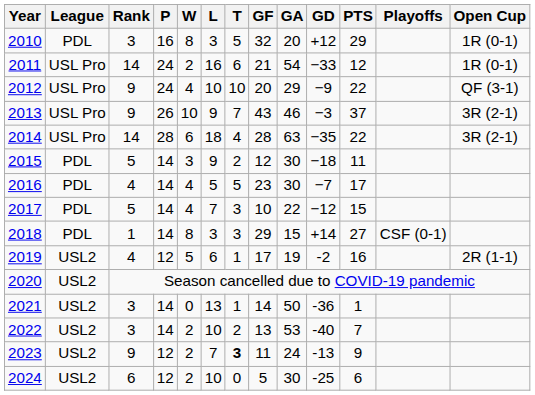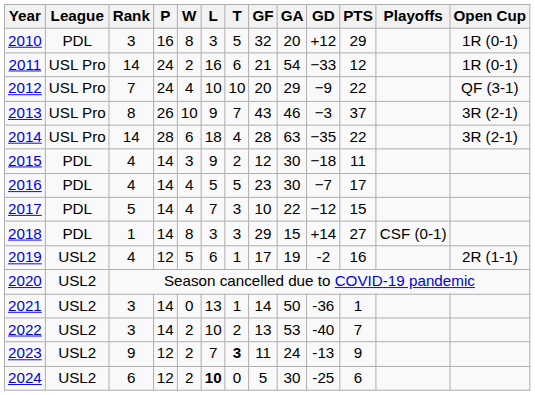(131, 88) 9 -> (131, 88) 7
(131, 112) 9 -> (131, 112) 8
(131, 161) 5 -> (131, 161) 4
(213, 378) normal -> (213, 378) bold
